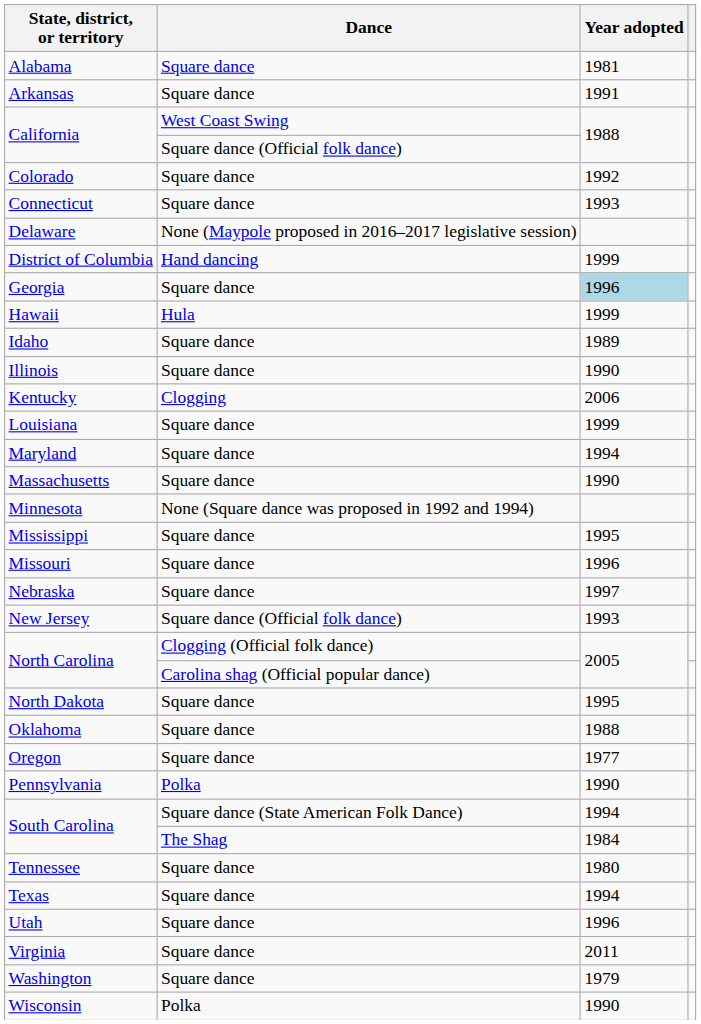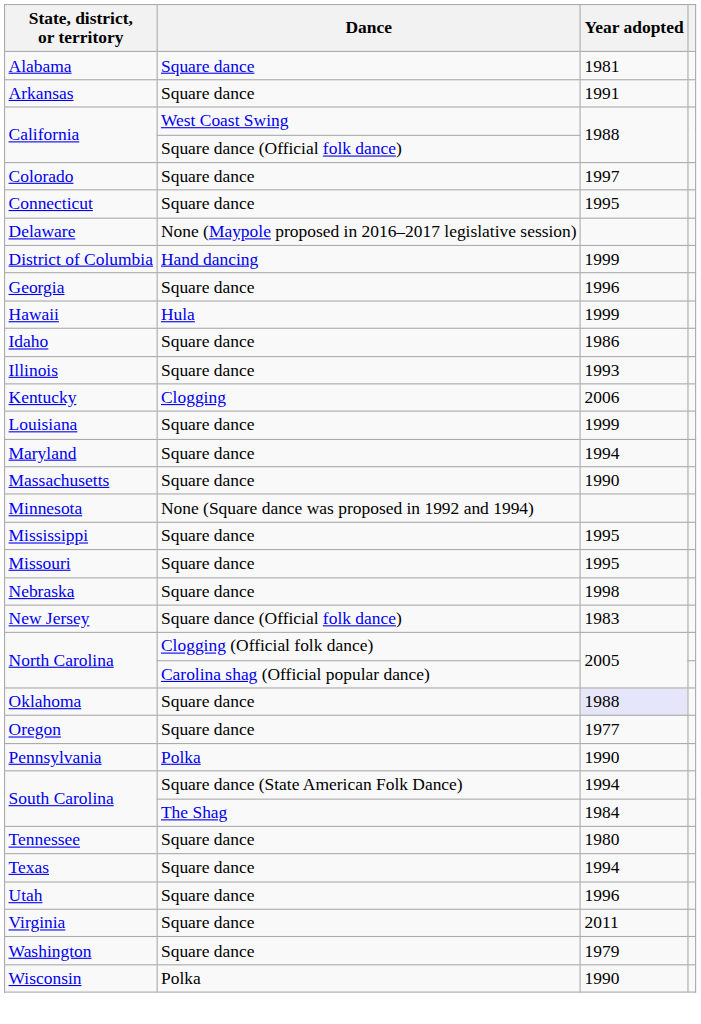(602, 176) 1992 -> (602, 176) 1997
(602, 203) 1993 -> (602, 203) 1995
(602, 286) lightblue background -> (602, 286) no background
(602, 342) 1989 -> (602, 342) 1986
(602, 369) 1990 -> (602, 369) 1993
(602, 563) 1996 -> (602, 563) 1995
(602, 591) 1997 -> (602, 591) 1998
(602, 618) 1993 -> (602, 618) 1983
- row: (56, 701)
(602, 729) no background -> (602, 701) lavender background
